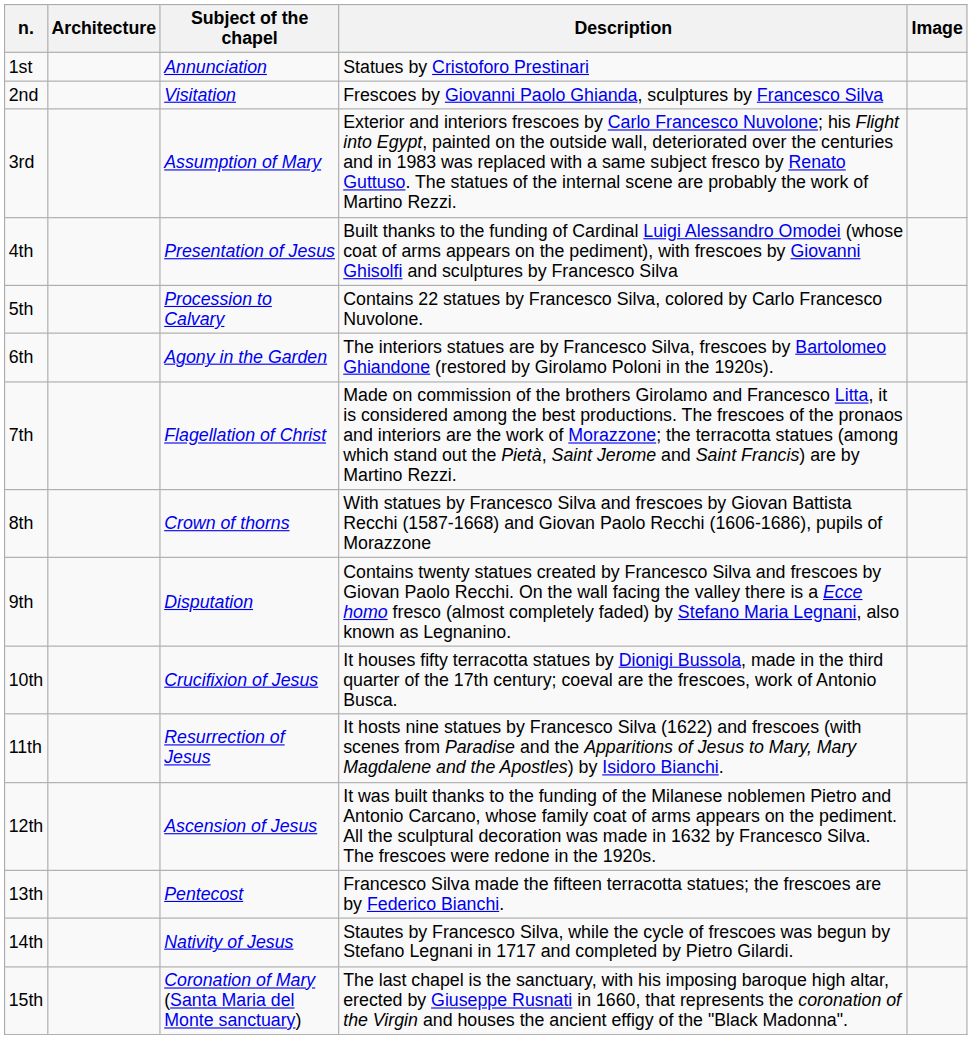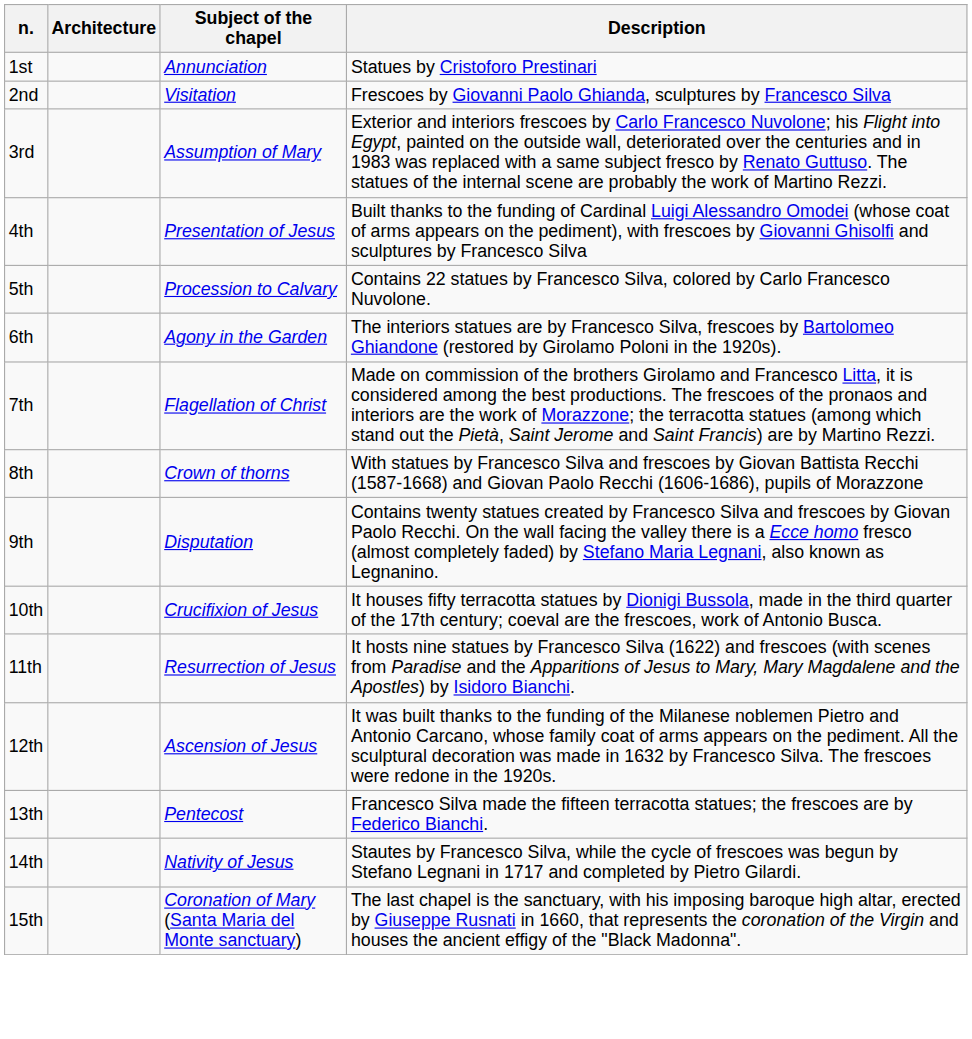- column: (937, 28)
